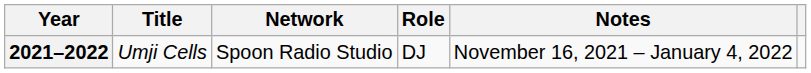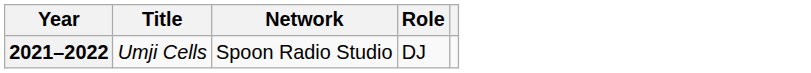- column: (623, 20)
